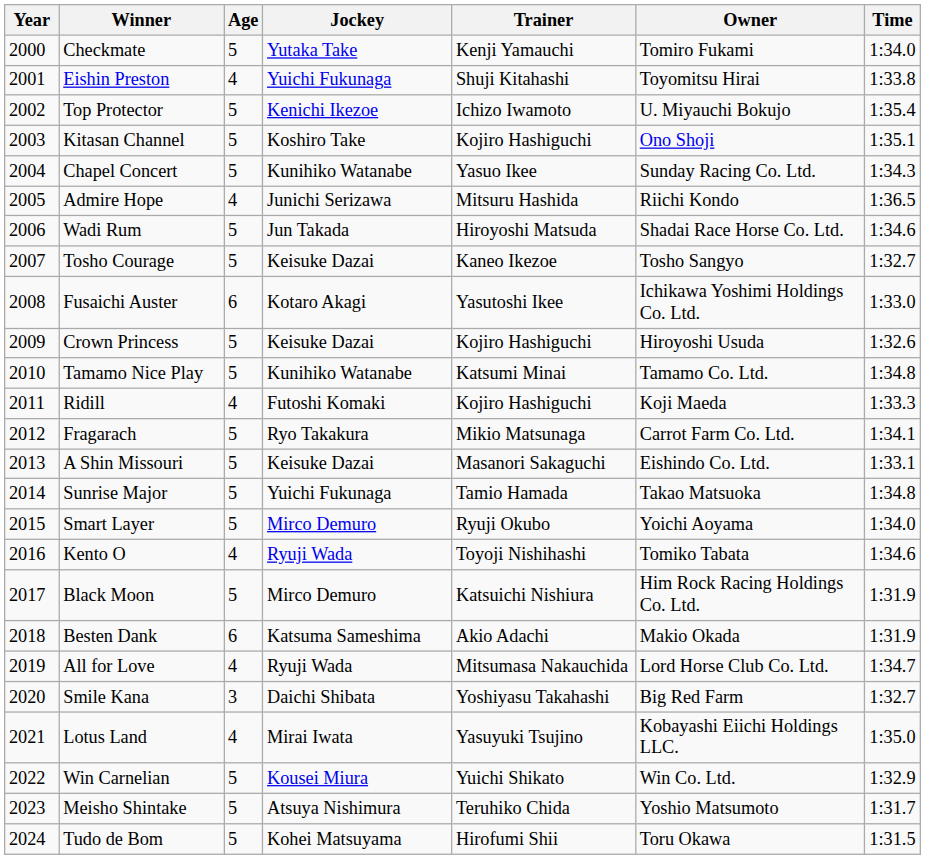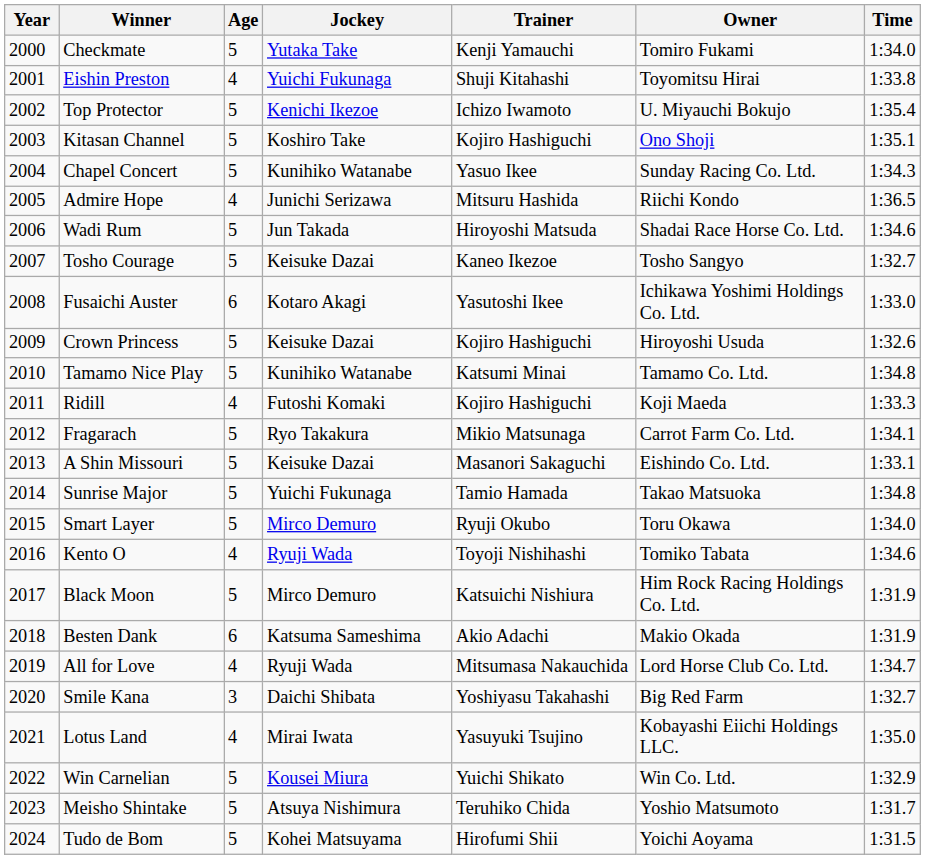(696, 524) Yoichi Aoyama -> (685, 524) Toru Okawa
(685, 838) Toru Okawa -> (696, 838) Yoichi Aoyama
